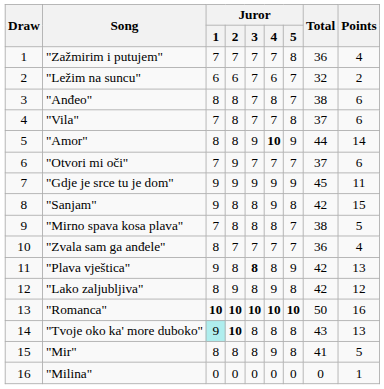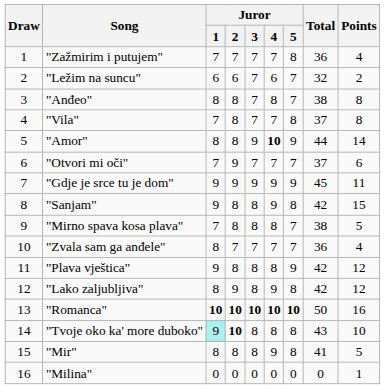(359, 99) 6 -> (359, 99) 8
(359, 120) 6 -> (359, 120) 8
(255, 267) bold -> (255, 267) normal
(359, 267) 13 -> (359, 267) 12
(359, 330) 13 -> (359, 330) 10
